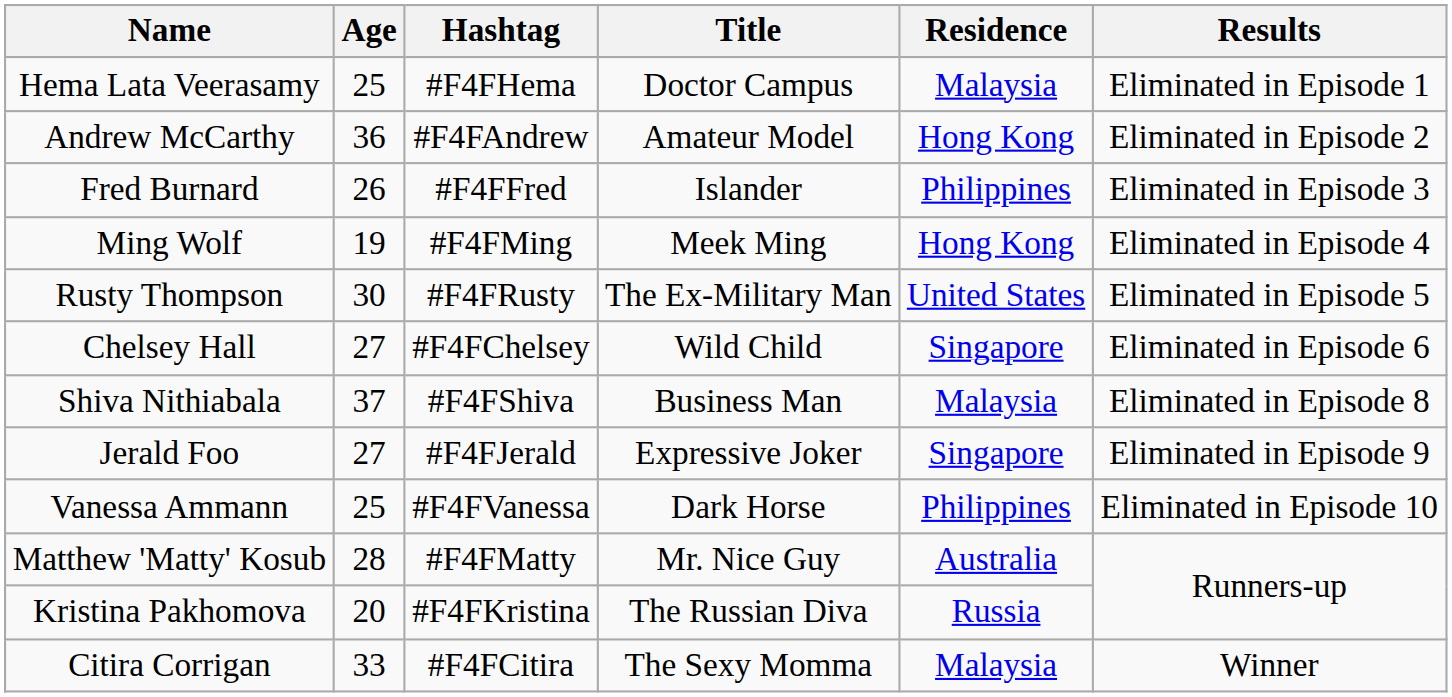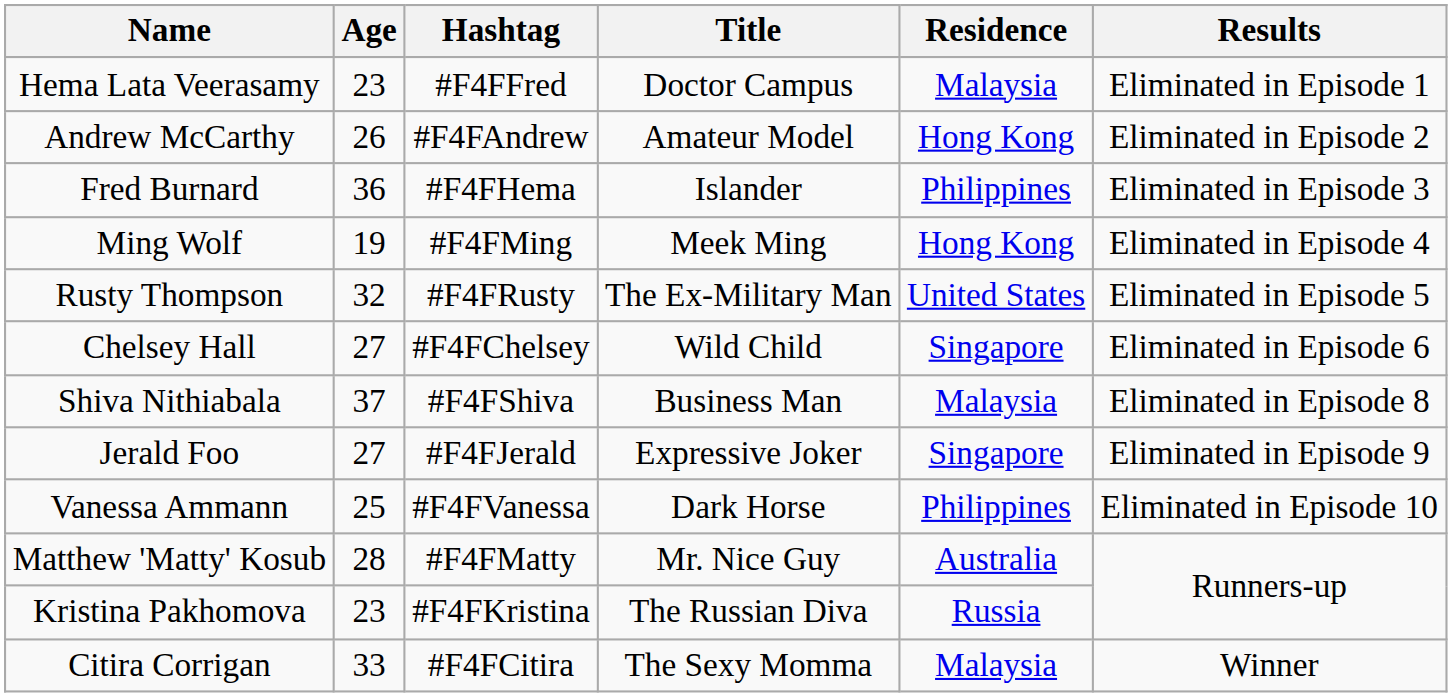(369, 83) 25 -> (369, 83) 23
(501, 83) #F4FHema -> (501, 83) #F4FFred
(369, 136) 36 -> (369, 136) 26
(369, 189) 26 -> (369, 189) 36
(501, 189) #F4FFred -> (501, 189) #F4FHema
(369, 294) 30 -> (369, 294) 32
(369, 611) 20 -> (369, 611) 23
